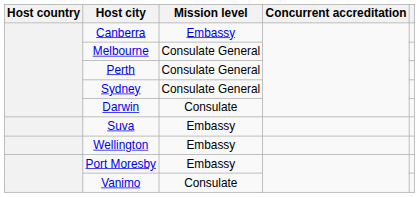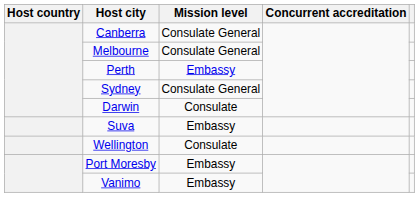(211, 32) Embassy -> (211, 32) Consulate General
(211, 70) Consulate General -> (211, 70) Embassy
(211, 145) Embassy -> (211, 145) Consulate
(211, 182) Consulate -> (211, 182) Embassy
